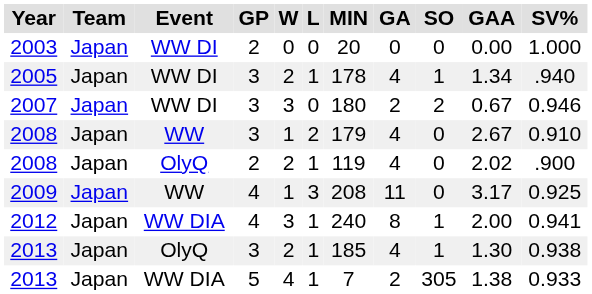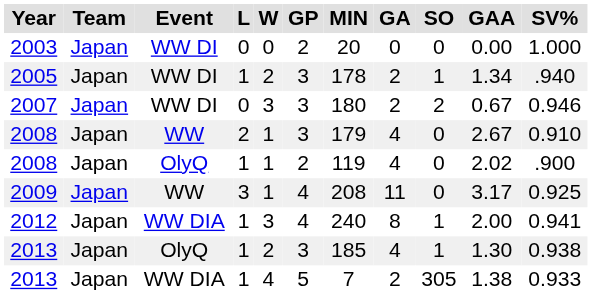columns swapped: (254, 18) <-> (313, 18)
(395, 76) 4 -> (395, 76) 2
(289, 163) 2 -> (268, 163) 1
